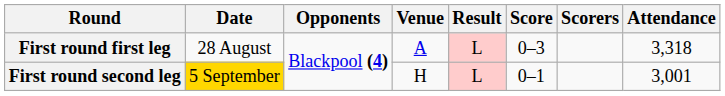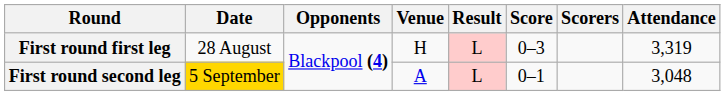(420, 47) A -> (420, 47) H
(672, 47) 3,318 -> (672, 47) 3,319
(420, 76) H -> (420, 76) A
(672, 76) 3,001 -> (672, 76) 3,048
